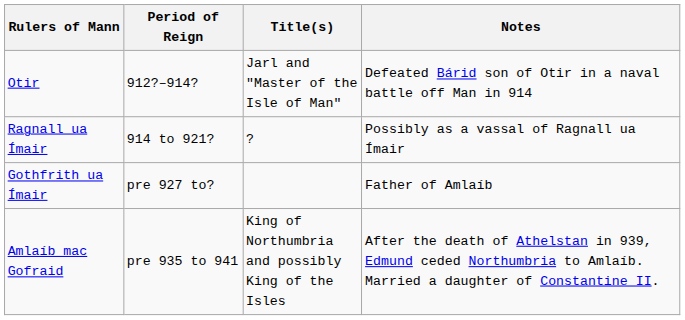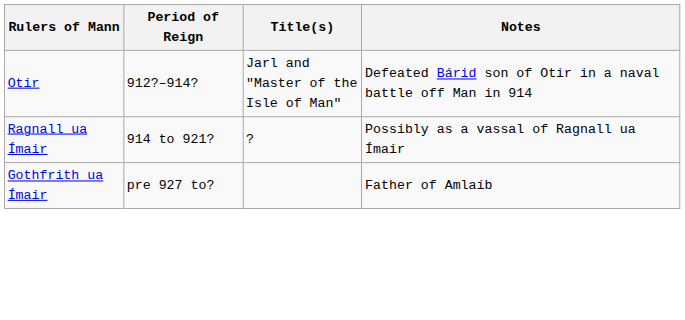- row: (47, 261)
